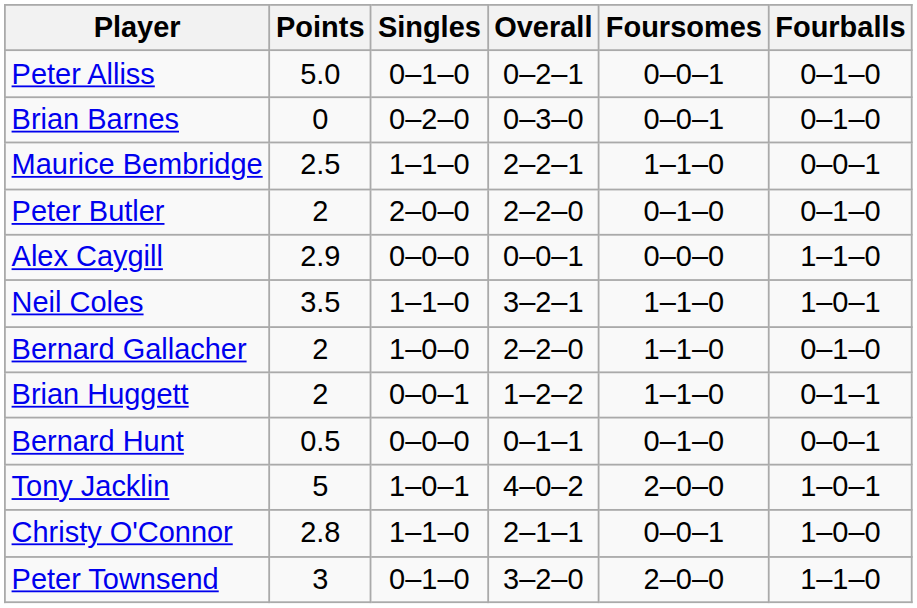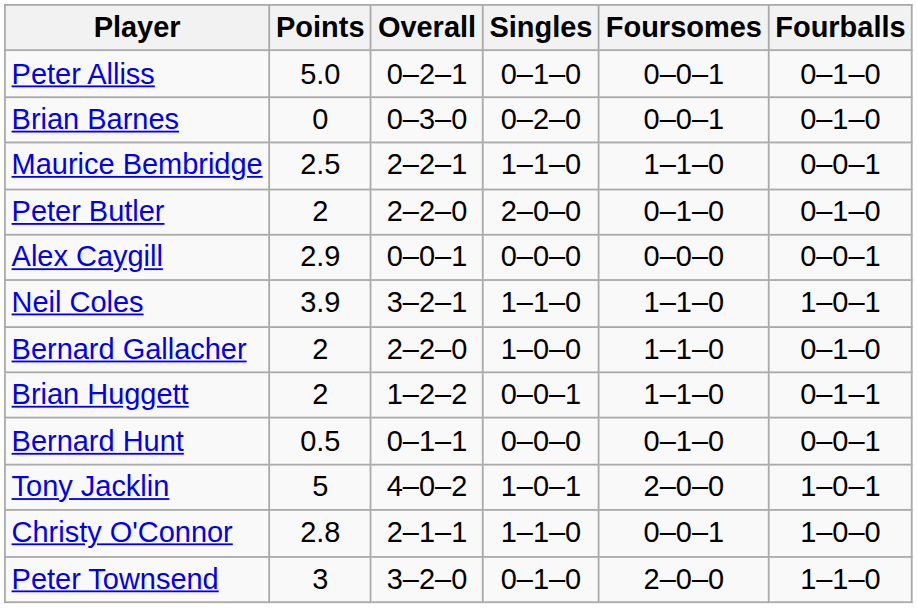columns swapped: (543, 27) <-> (429, 27)
(840, 257) 1–1–0 -> (840, 257) 0–0–1
(320, 303) 3.5 -> (320, 303) 3.9
